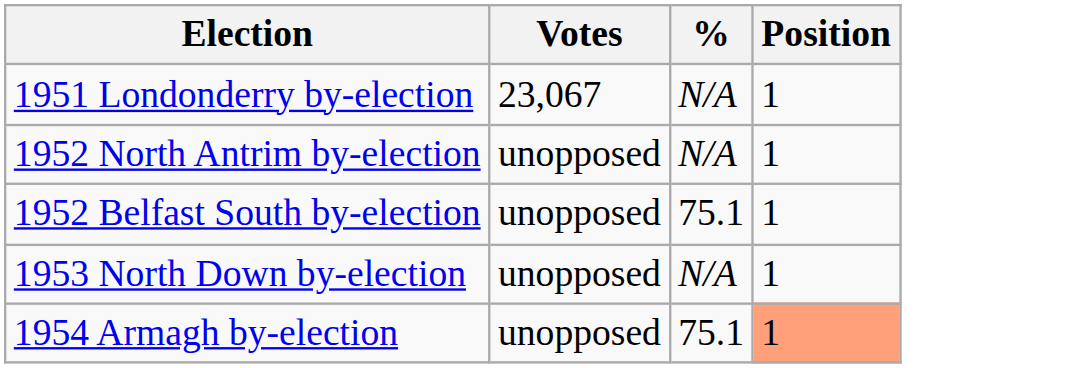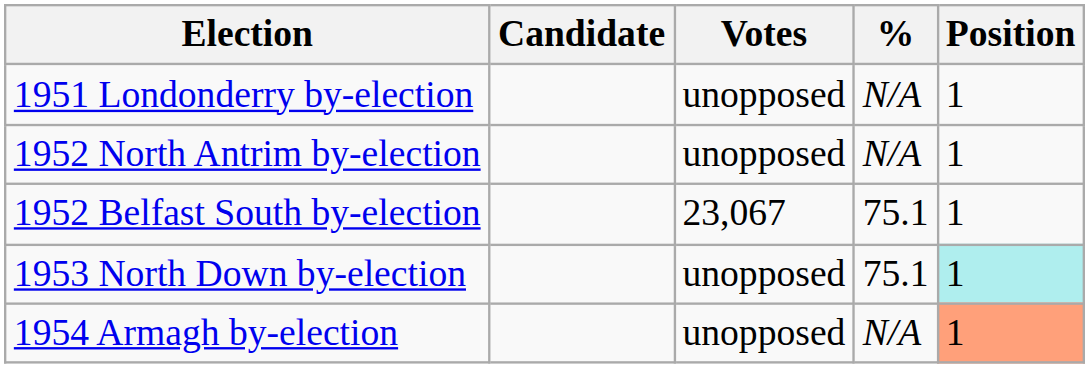+ column: (582, 34)
(550, 93) 23,067 -> (764, 93) unopposed
(579, 213) unopposed -> (734, 213) 23,067
(707, 272) N/A -> (896, 272) 75.1
(771, 272) no background -> (955, 272) paleturquoise background
(711, 332) 75.1 -> (892, 332) N/A
